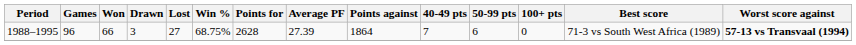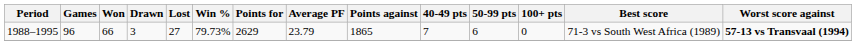(213, 31) 68.75% -> (213, 31) 79.73%
(247, 31) 2628 -> (247, 31) 2629
(301, 31) 27.39 -> (301, 31) 23.79
(361, 31) 1864 -> (361, 31) 1865
